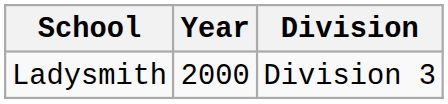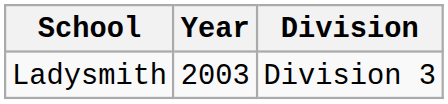(215, 75) 2000 -> (215, 75) 2003
